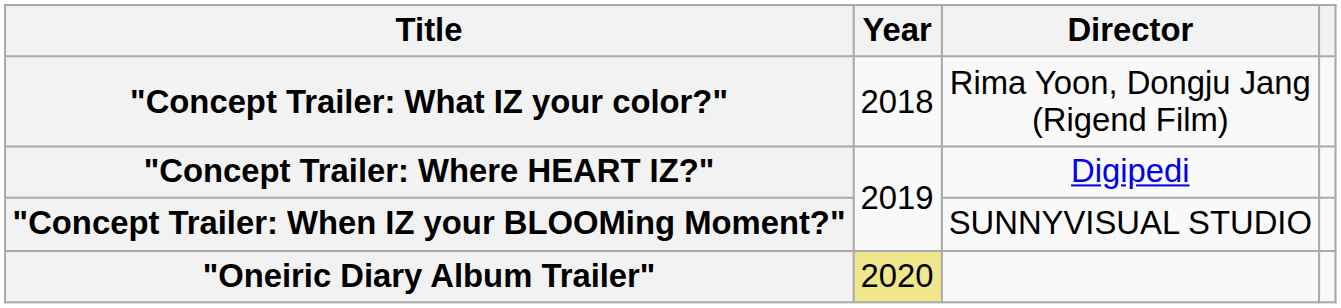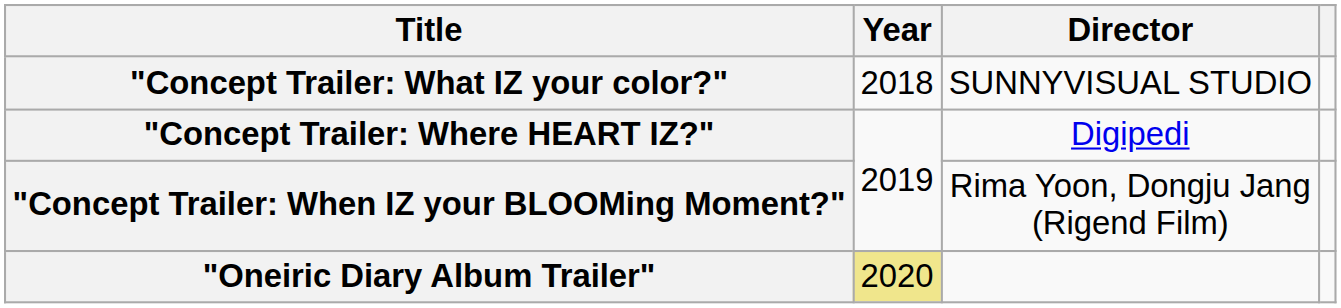(1130, 100) Rima Yoon, Dongju Jang (Rigend Film) -> (1130, 82) SUNNYVISUAL STUDIO
(1130, 223) SUNNYVISUAL STUDIO -> (1130, 205) Rima Yoon, Dongju Jang (Rigend Film)
